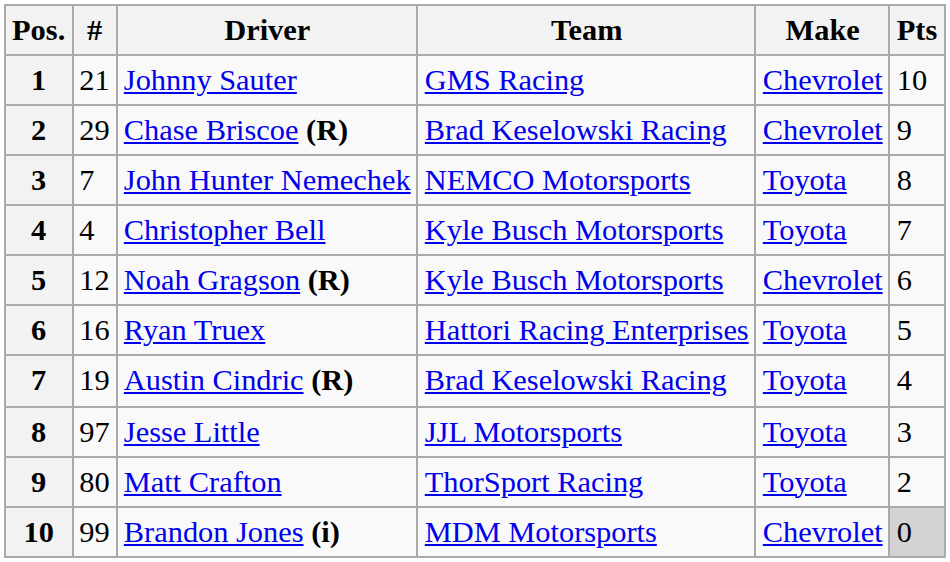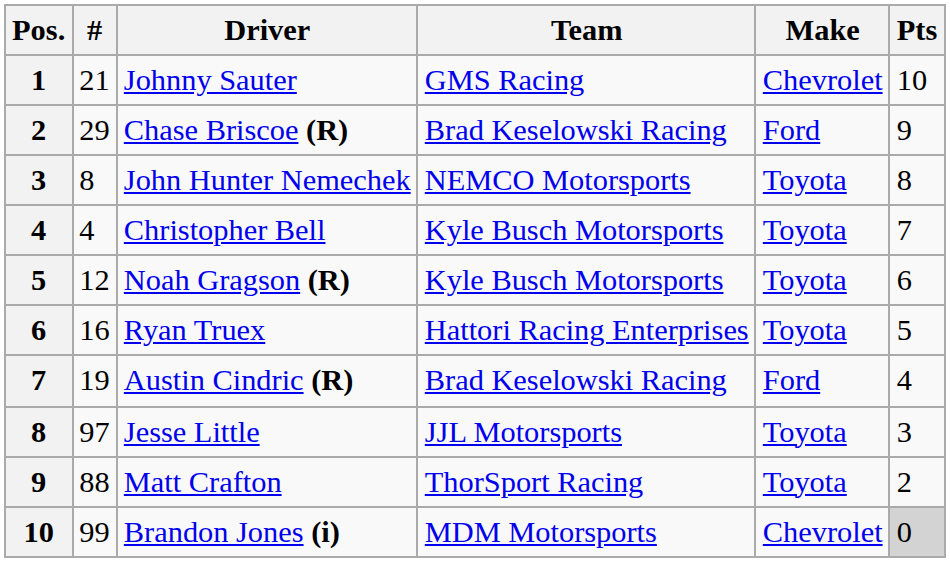(823, 130) Chevrolet -> (792, 130) Ford
(87, 180) 7 -> (87, 180) 8
(823, 280) Chevrolet -> (805, 280) Toyota
(805, 380) Toyota -> (792, 380) Ford
(95, 480) 80 -> (95, 480) 88
